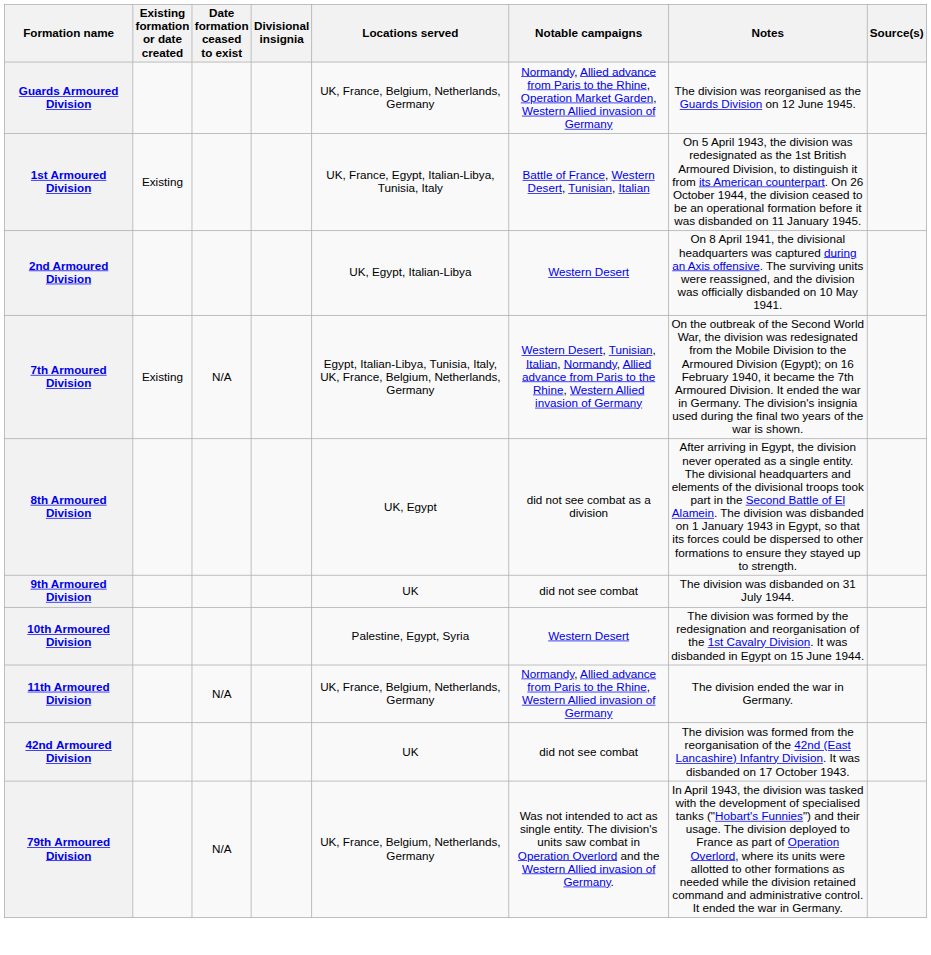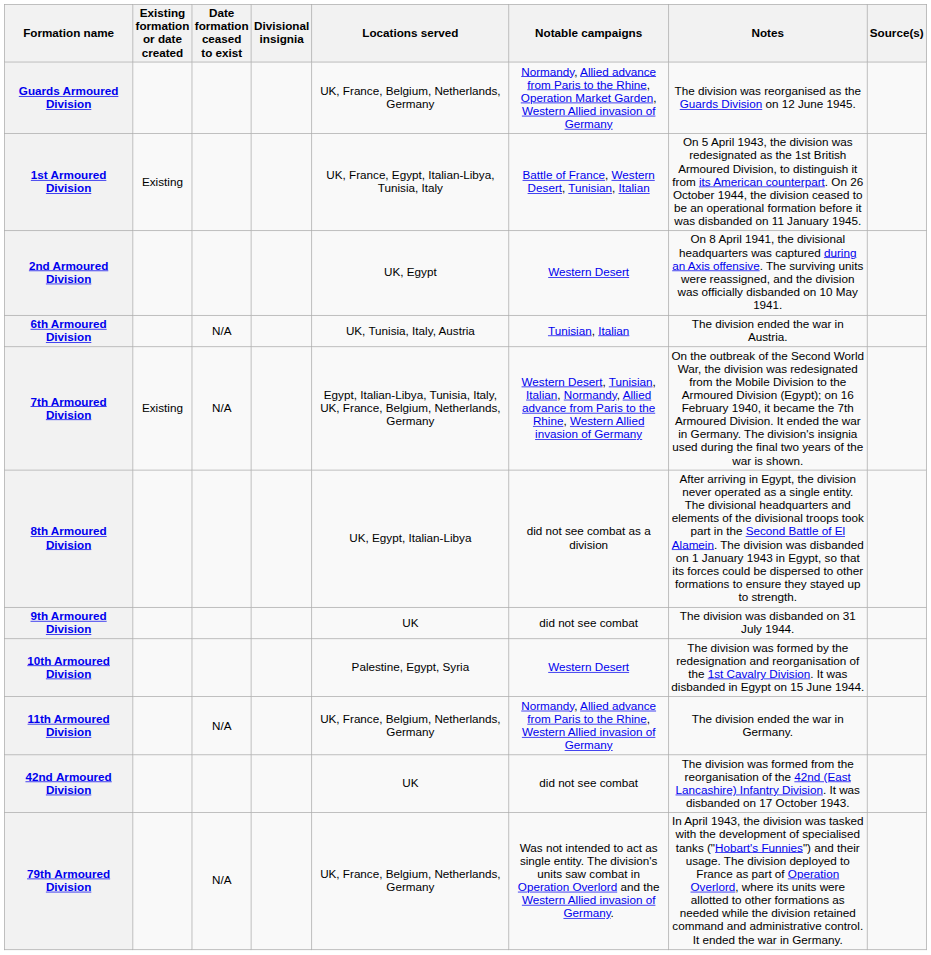(410, 273) UK, Egypt, Italian-Libya -> (410, 273) UK, Egypt
+ row: (69, 330)
(410, 507) UK, Egypt -> (410, 538) UK, Egypt, Italian-Libya
